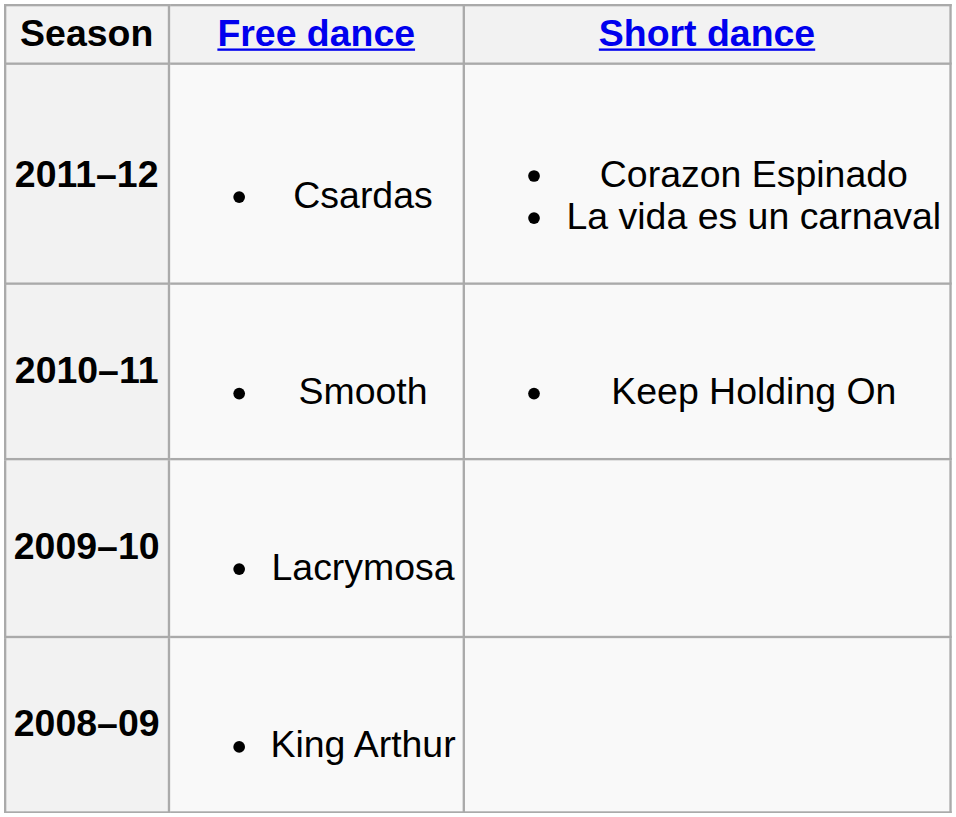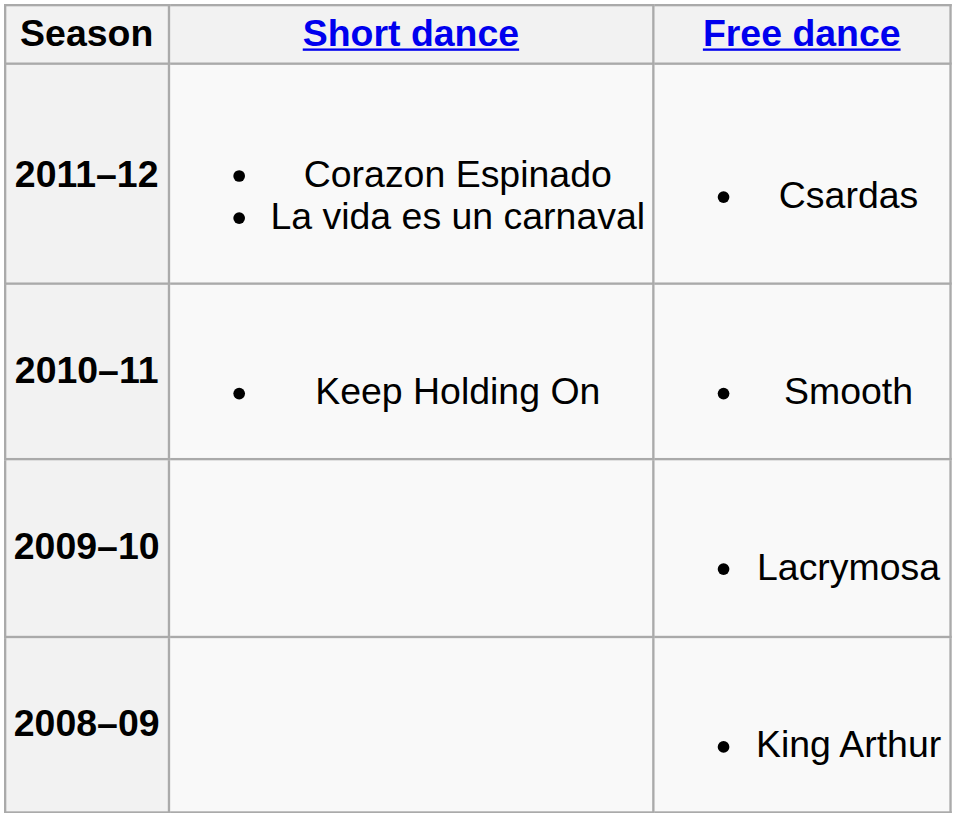columns swapped: (707, 34) <-> (316, 34)
